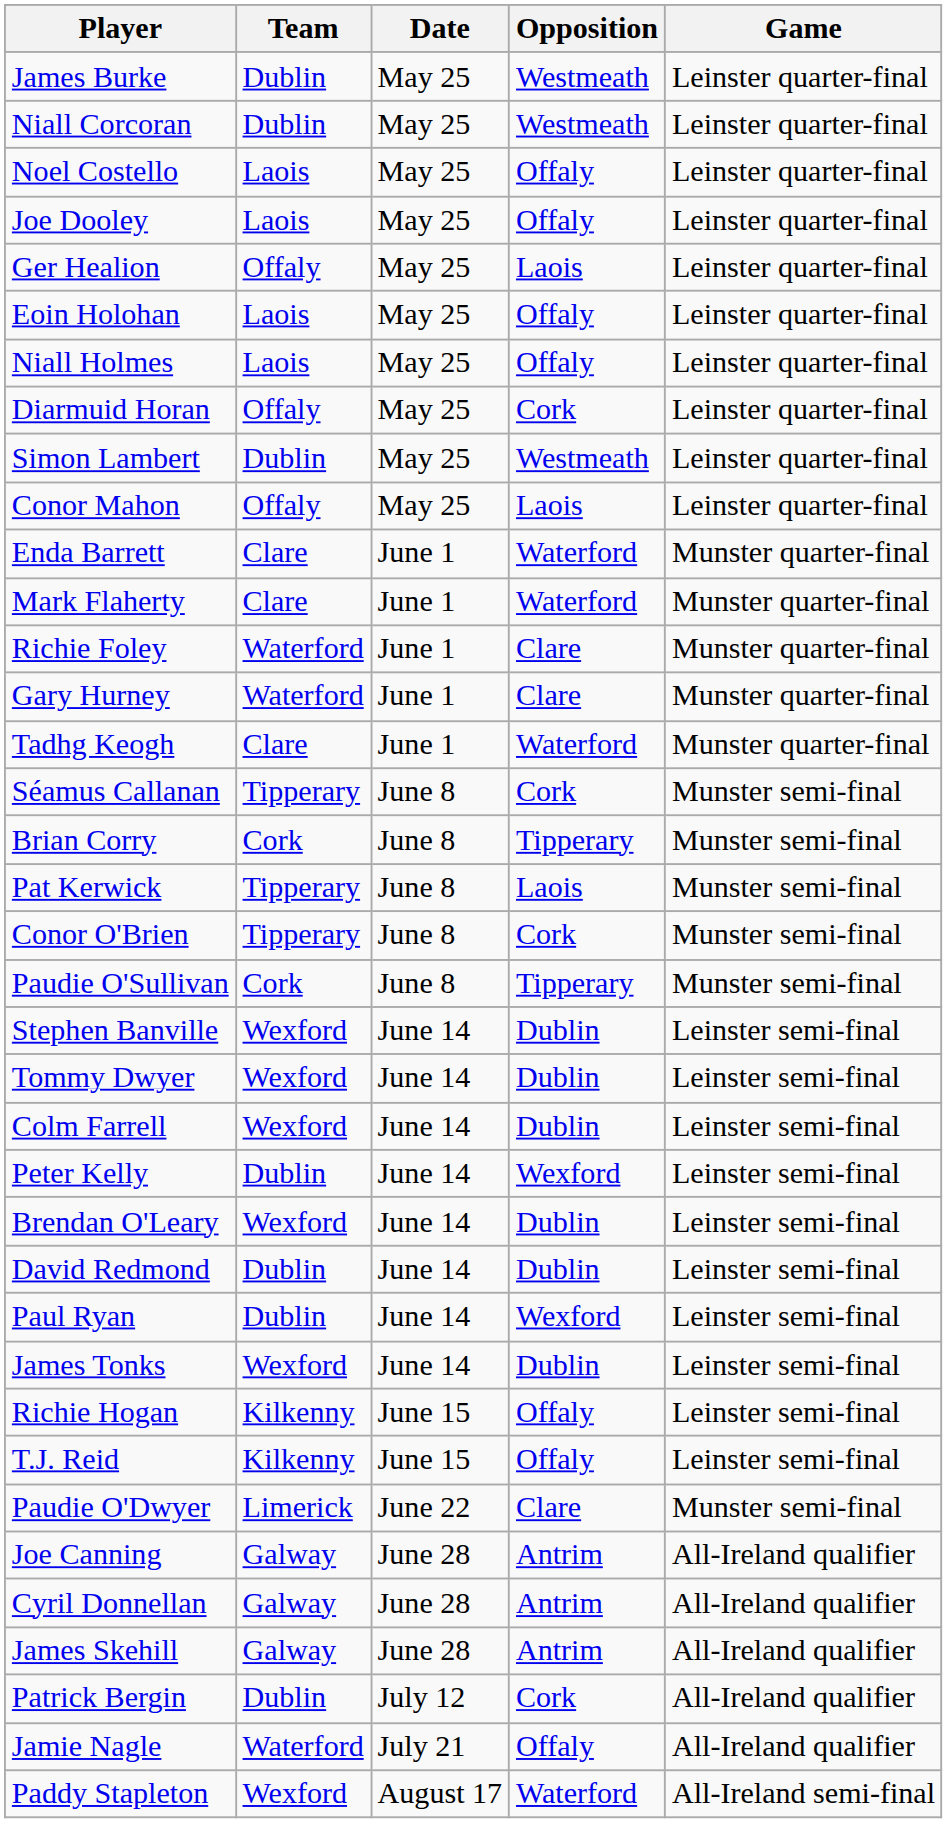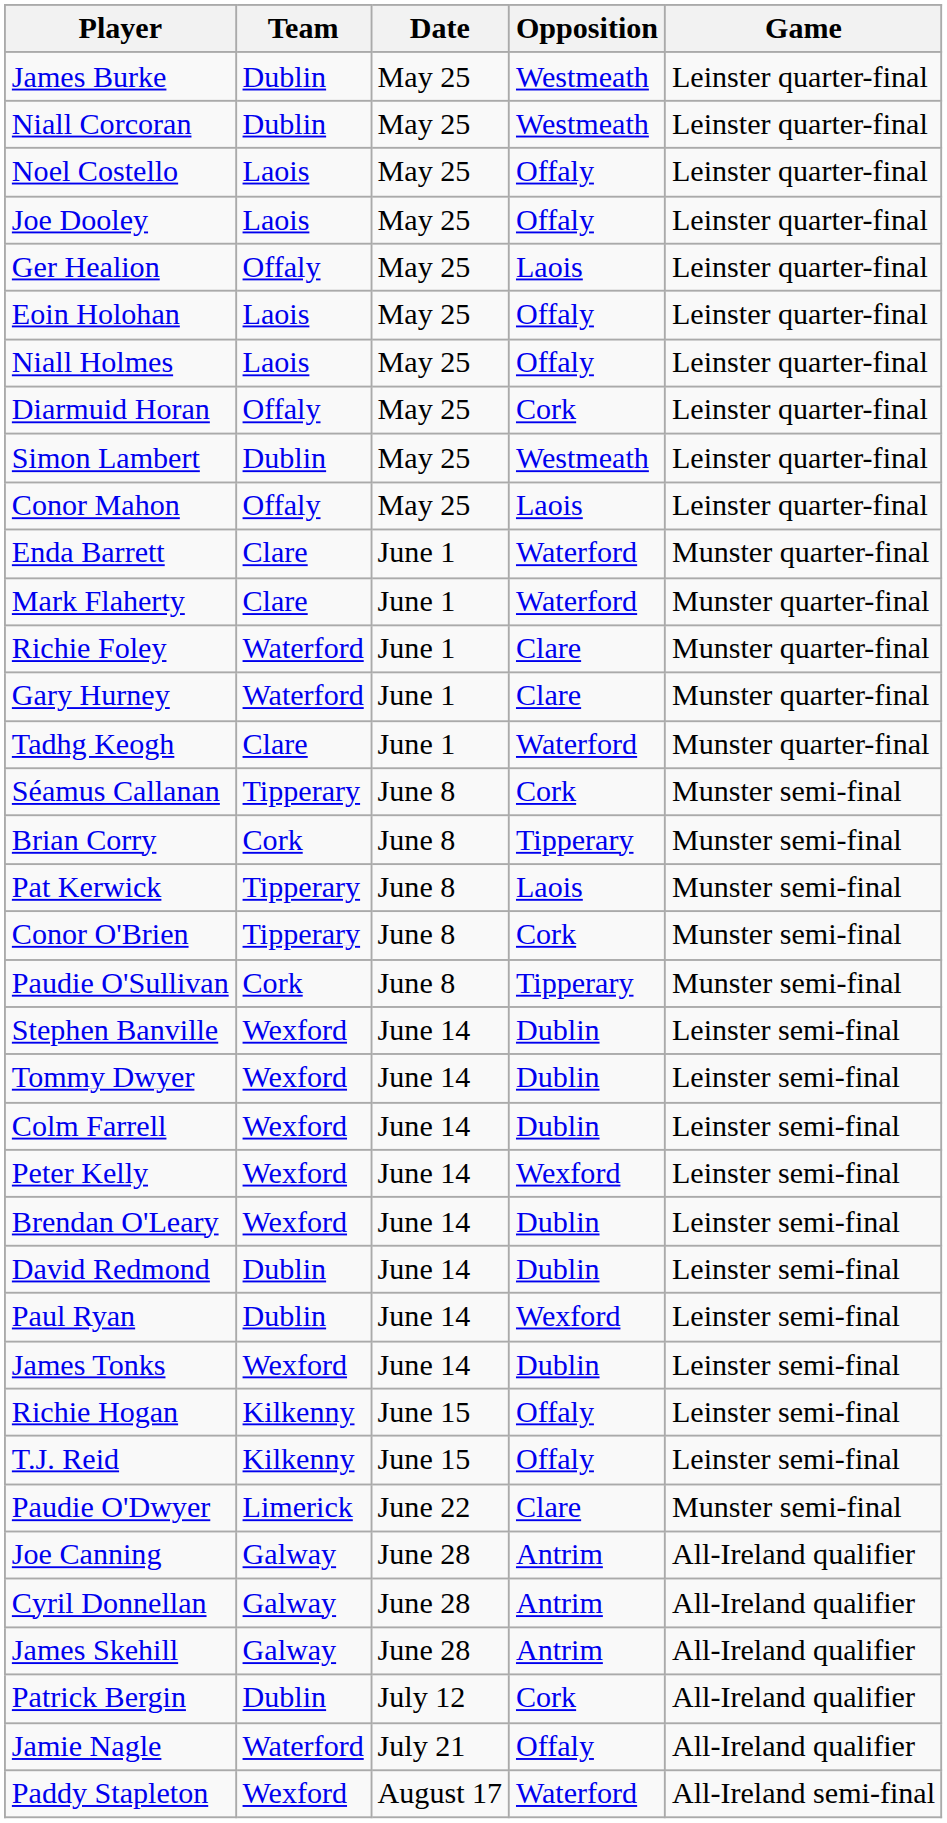(284, 1173) Dublin -> (295, 1173) Wexford
